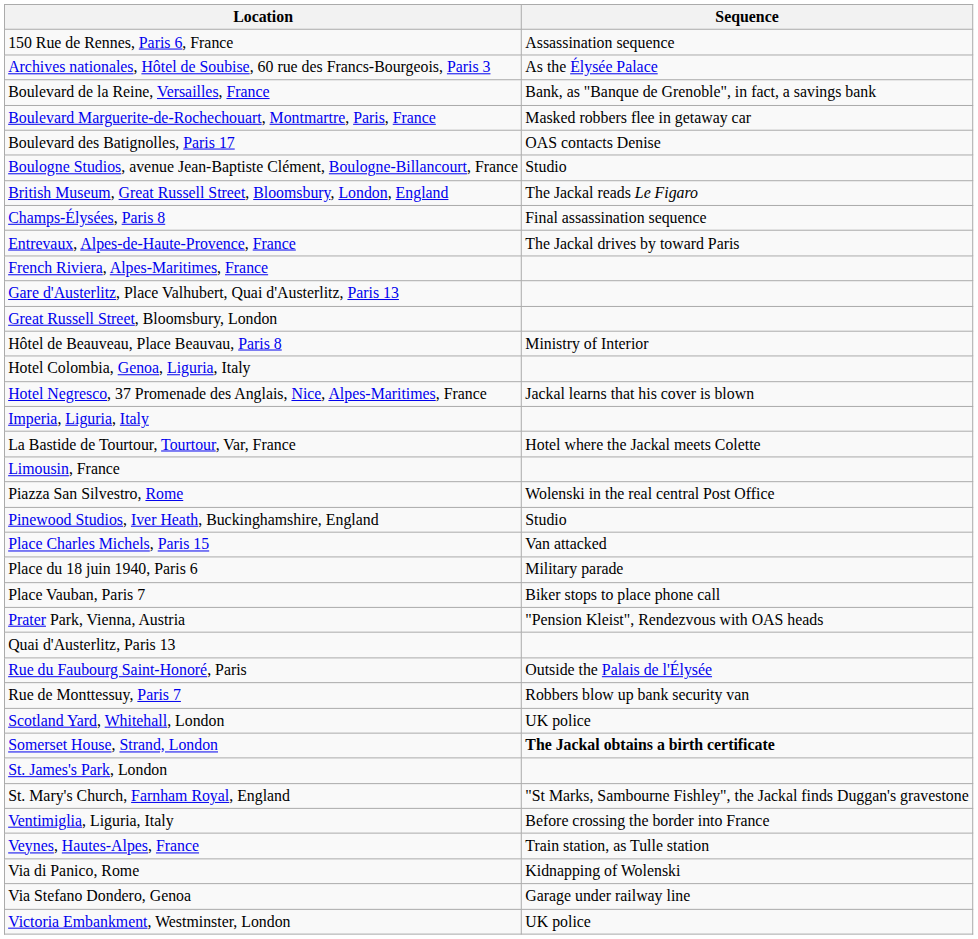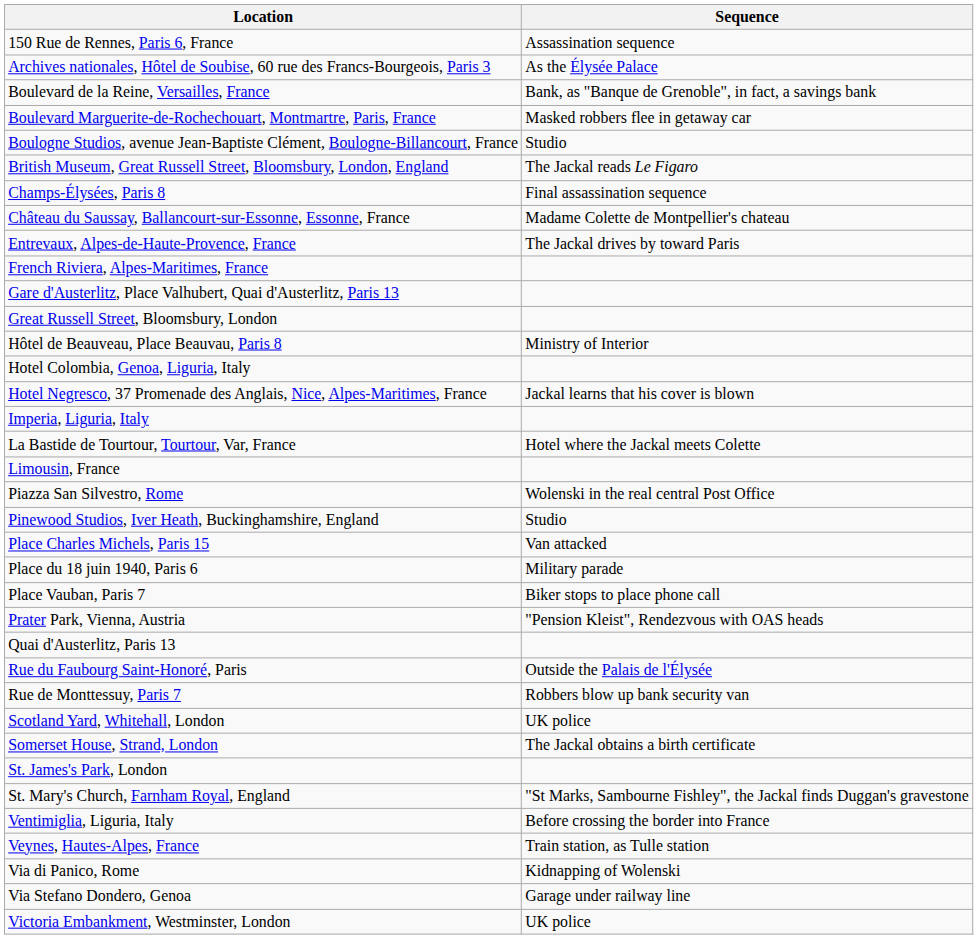- row: (121, 142)
+ row: (209, 218)
(650, 745) bold -> (640, 745) normal
